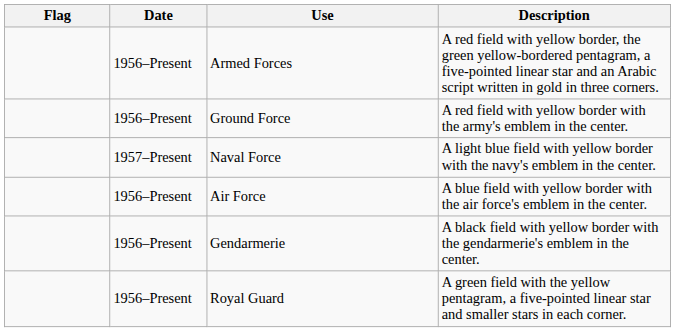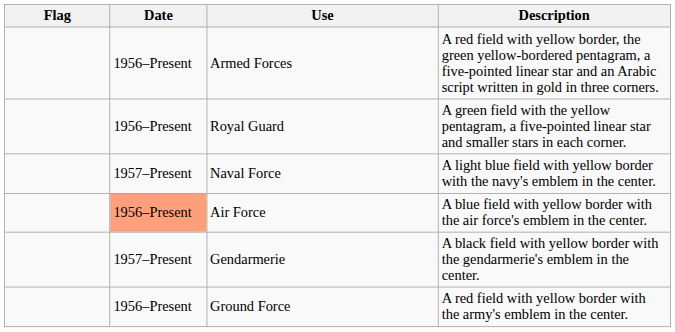rows swapped: (250, 118) <-> (247, 298)
(153, 196) no background -> (153, 212) lightsalmon background
(153, 243) 1956–Present -> (153, 259) 1957–Present
